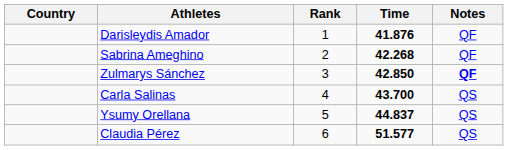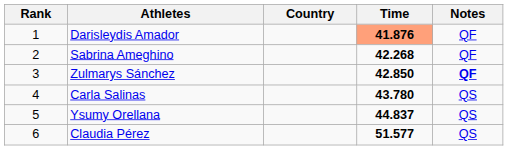columns swapped: (325, 14) <-> (51, 14)
(395, 34) no background -> (395, 34) lightsalmon background
(395, 94) 43.700 -> (395, 94) 43.780
